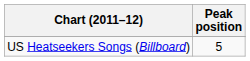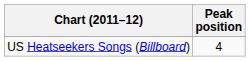(219, 46) 5 -> (219, 46) 4
